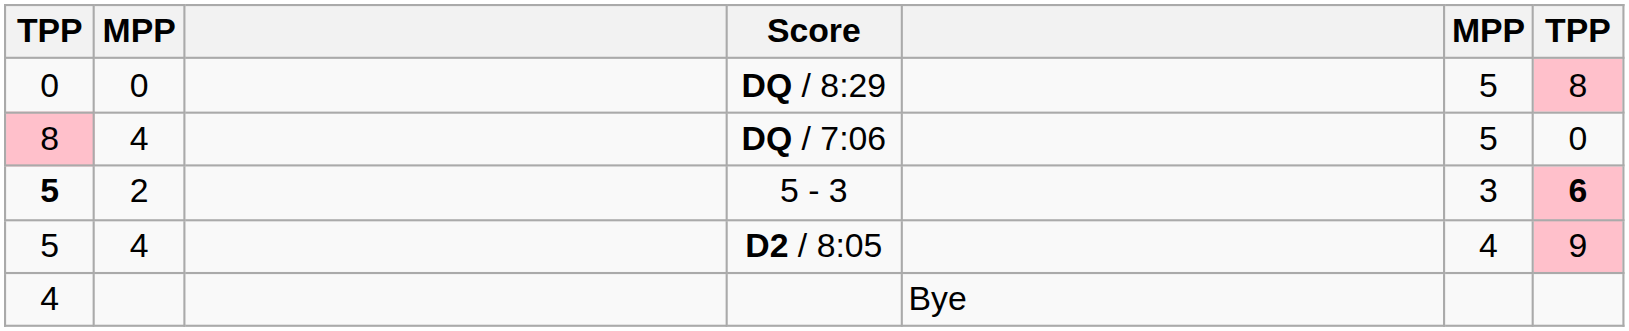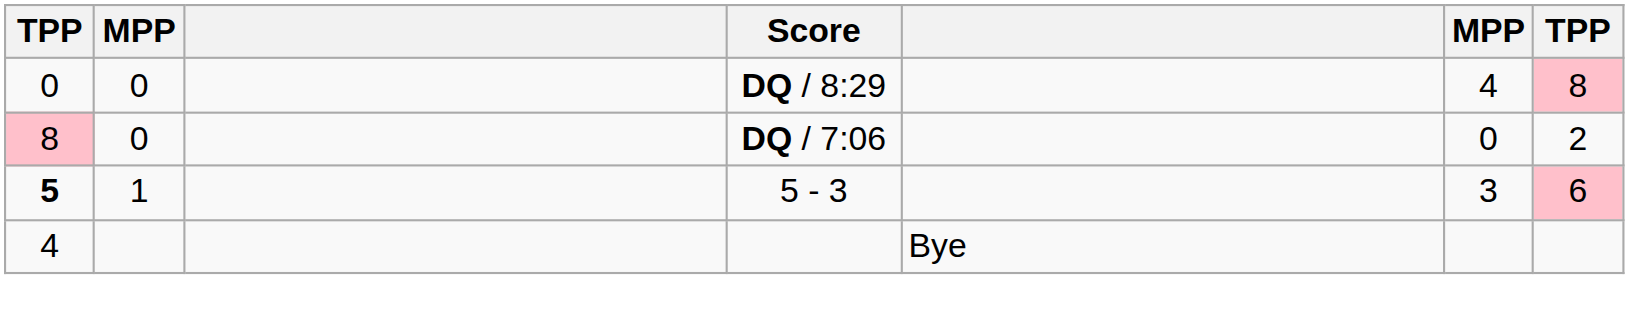(1489, 84) 5 -> (1489, 84) 4
(139, 138) 4 -> (139, 138) 0
(1489, 138) 5 -> (1489, 138) 0
(1578, 138) 0 -> (1578, 138) 2
(139, 191) 2 -> (139, 191) 1
(1578, 191) bold -> (1578, 191) normal
- row: (814, 245)
